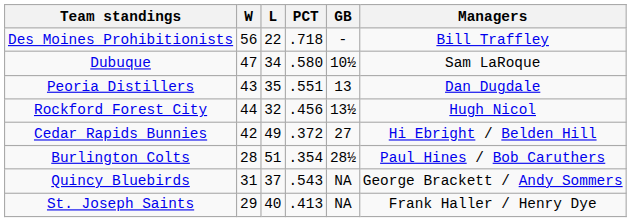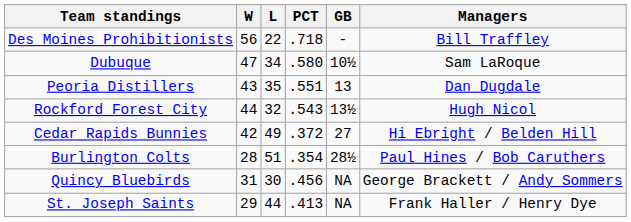(306, 110) .456 -> (306, 110) .543
(273, 181) 37 -> (273, 181) 30
(306, 181) .543 -> (306, 181) .456
(273, 204) 40 -> (273, 204) 44
